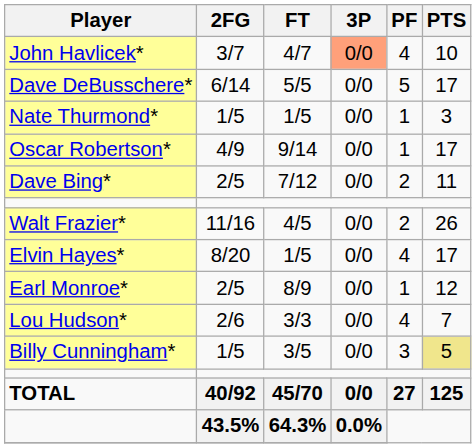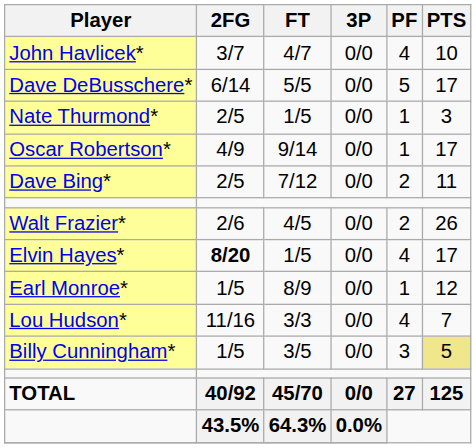(359, 52) lightsalmon background -> (359, 52) no background
(230, 117) 1/5 -> (230, 117) 2/5
(230, 223) 11/16 -> (230, 223) 2/6
(230, 255) normal -> (230, 255) bold
(230, 287) 2/5 -> (230, 287) 1/5
(230, 320) 2/6 -> (230, 320) 11/16
